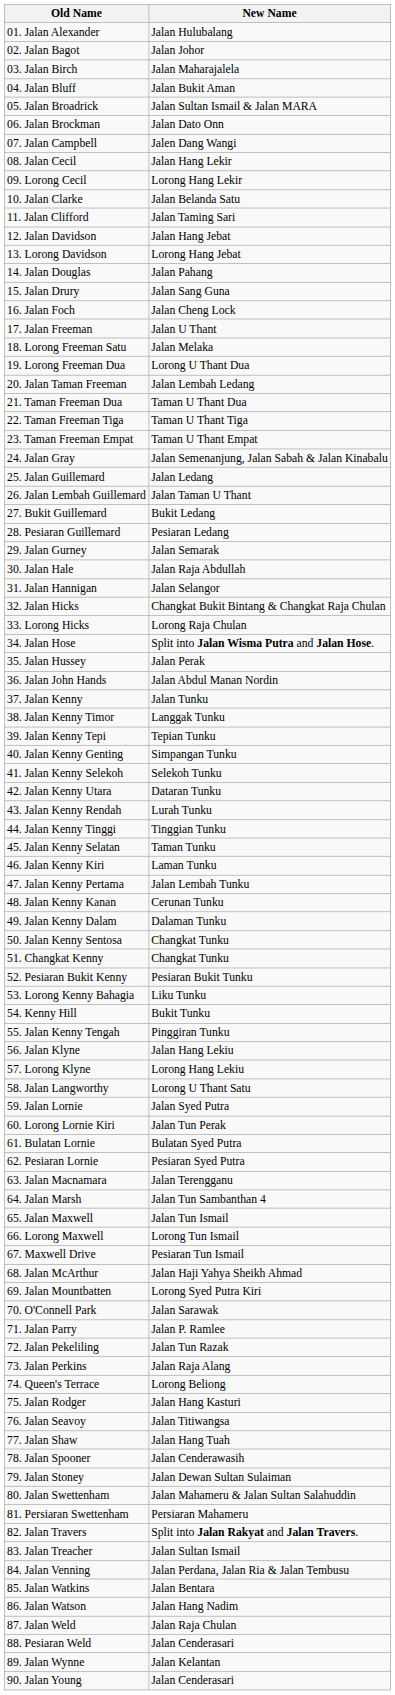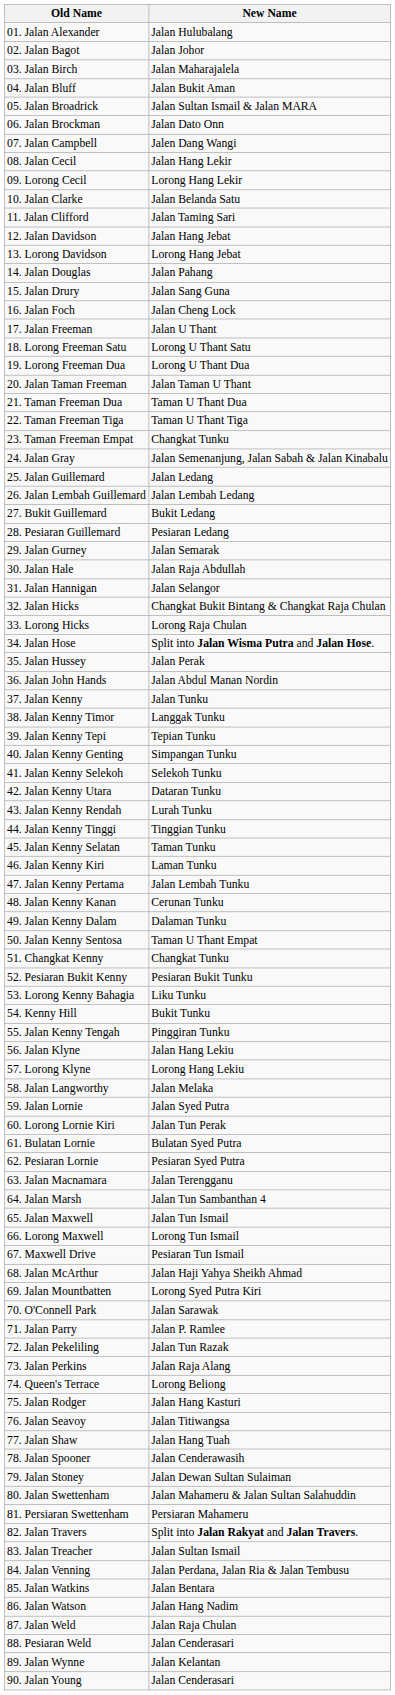(182, 347) Jalan Melaka -> (201, 347) Lorong U Thant Satu
(203, 384) Jalan Lembah Ledang -> (201, 384) Jalan Taman U Thant
(204, 439) Taman U Thant Empat -> (190, 439) Changkat Tunku
(201, 495) Jalan Taman U Thant -> (203, 495) Jalan Lembah Ledang
(190, 939) Changkat Tunku -> (204, 939) Taman U Thant Empat
(201, 1088) Lorong U Thant Satu -> (182, 1088) Jalan Melaka
